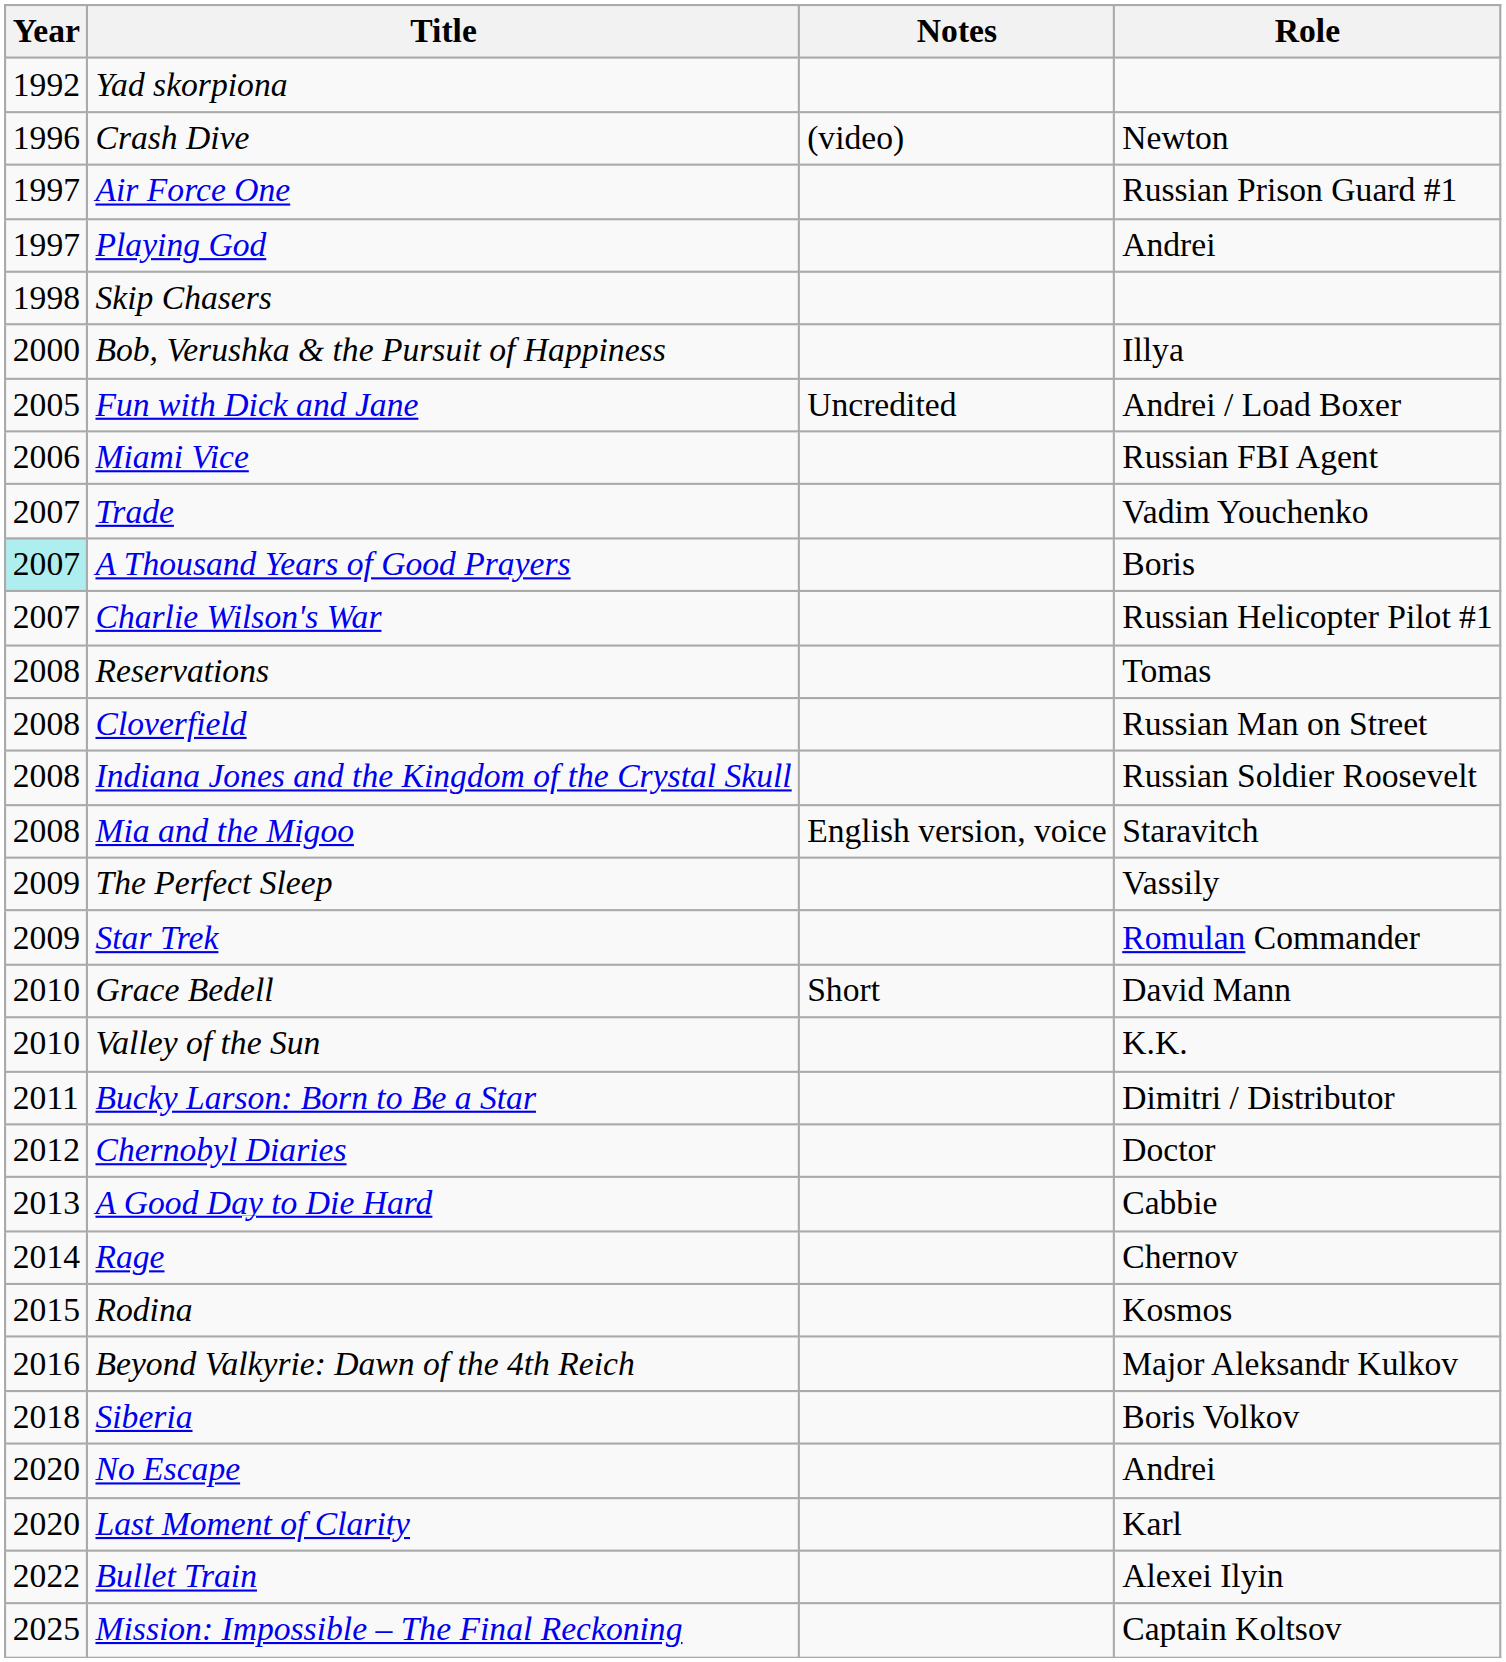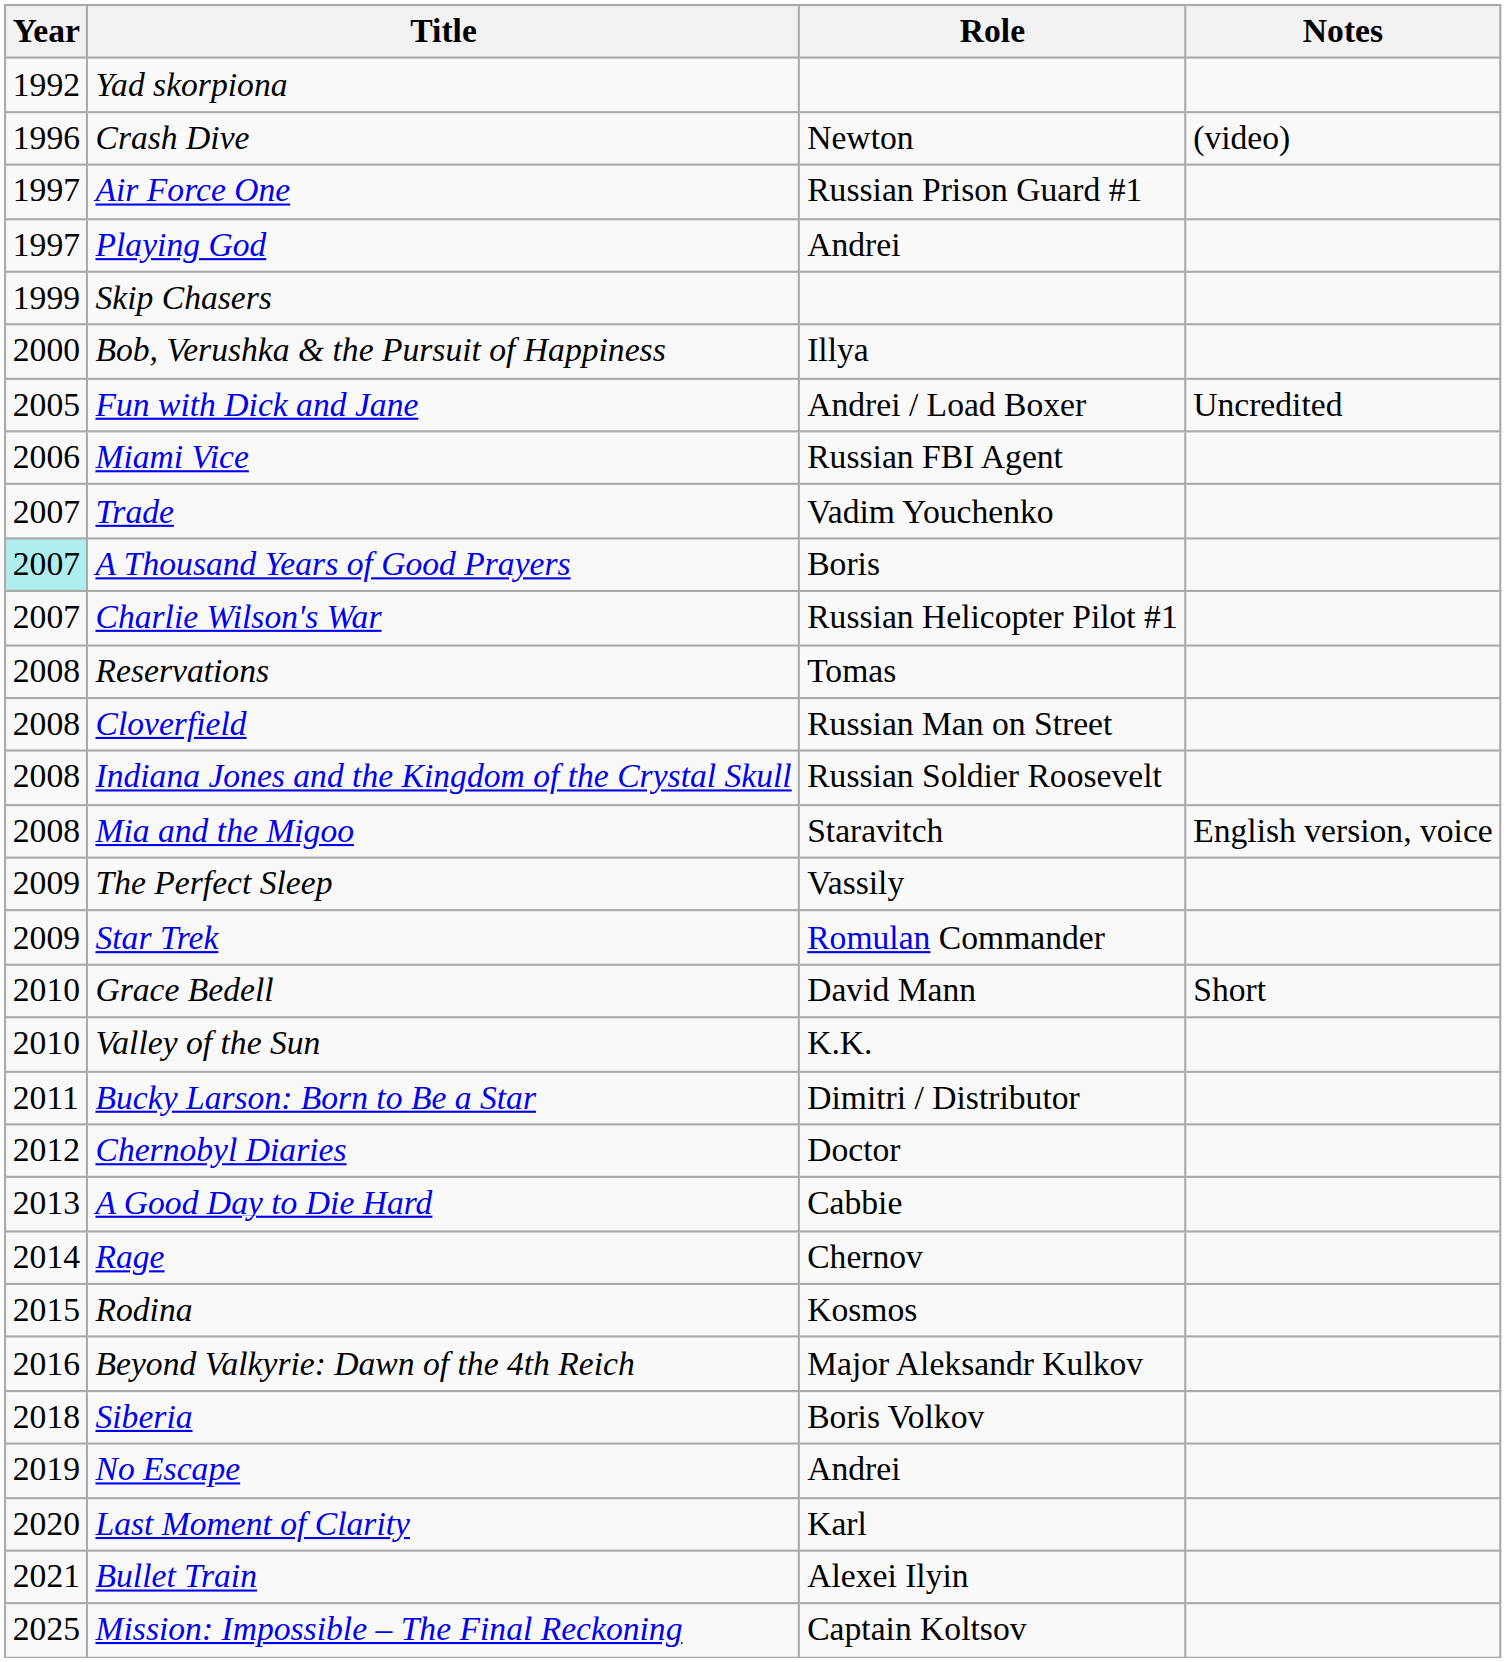columns swapped: (1307, 31) <-> (957, 31)
(46, 297) 1998 -> (46, 297) 1999
(46, 1469) 2020 -> (46, 1469) 2019
(46, 1576) 2022 -> (46, 1576) 2021
